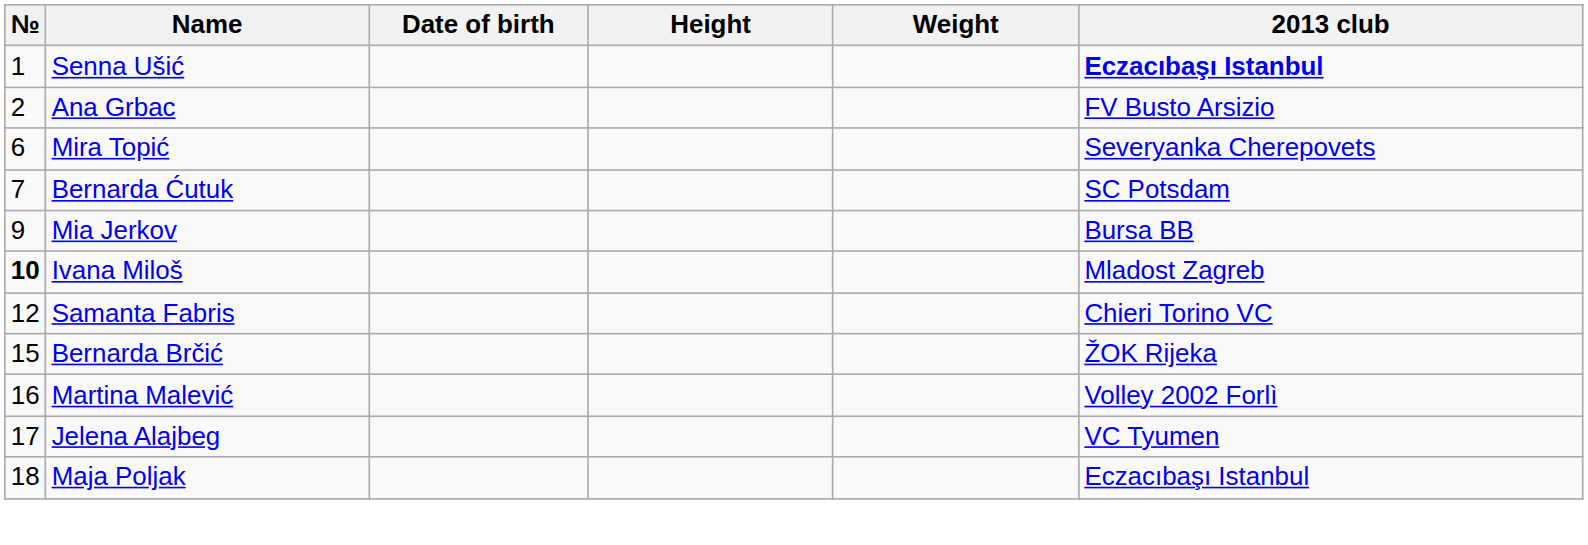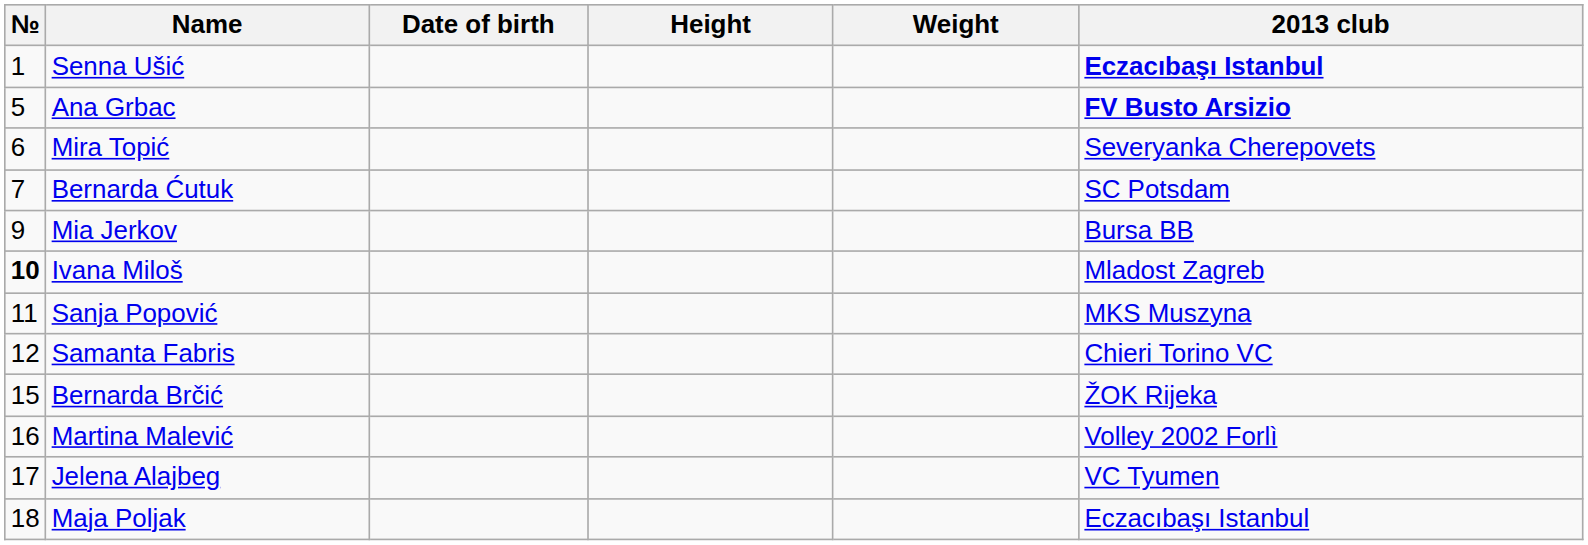(18, 107) 2 -> (18, 107) 5
(1179, 107) normal -> (1188, 107) bold
+ row: (134, 312)
